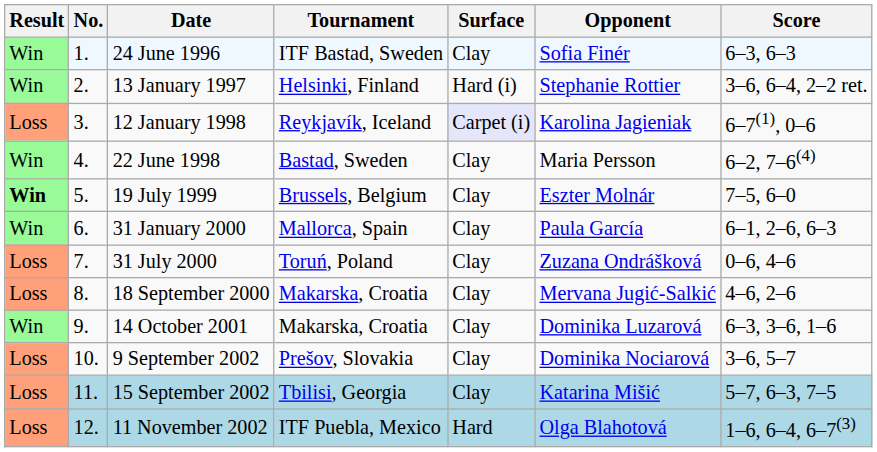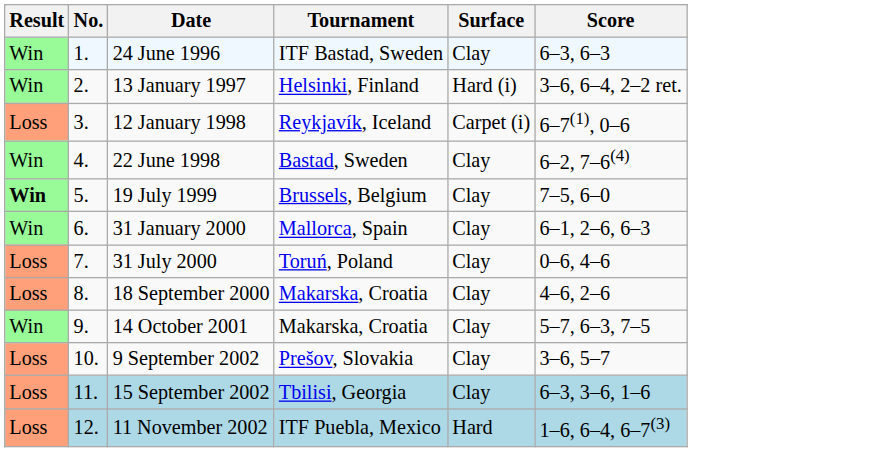- column: (628, 20)
(491, 121) lavender background -> (491, 121) no background
(781, 325) 6–3, 3–6, 1–6 -> (595, 325) 5–7, 6–3, 7–5
(781, 391) 5–7, 6–3, 7–5 -> (595, 391) 6–3, 3–6, 1–6
